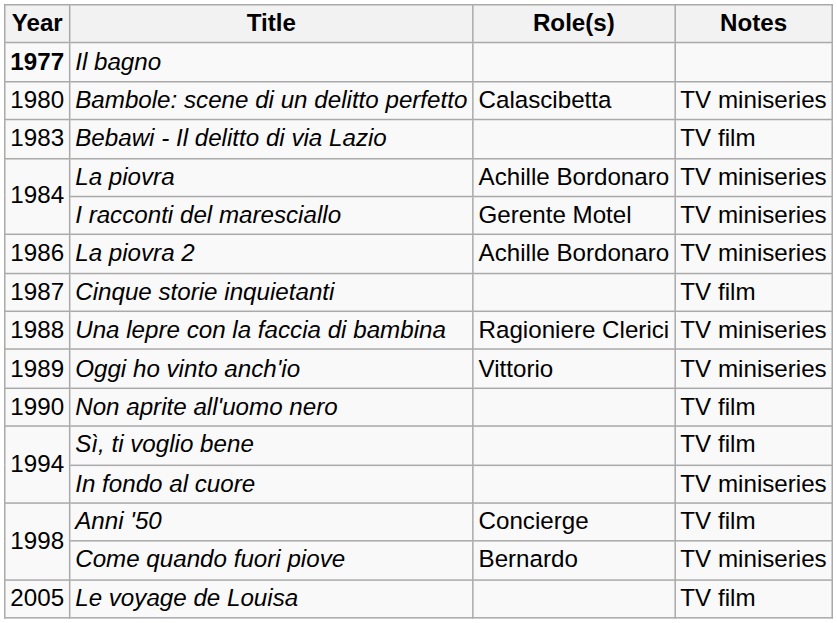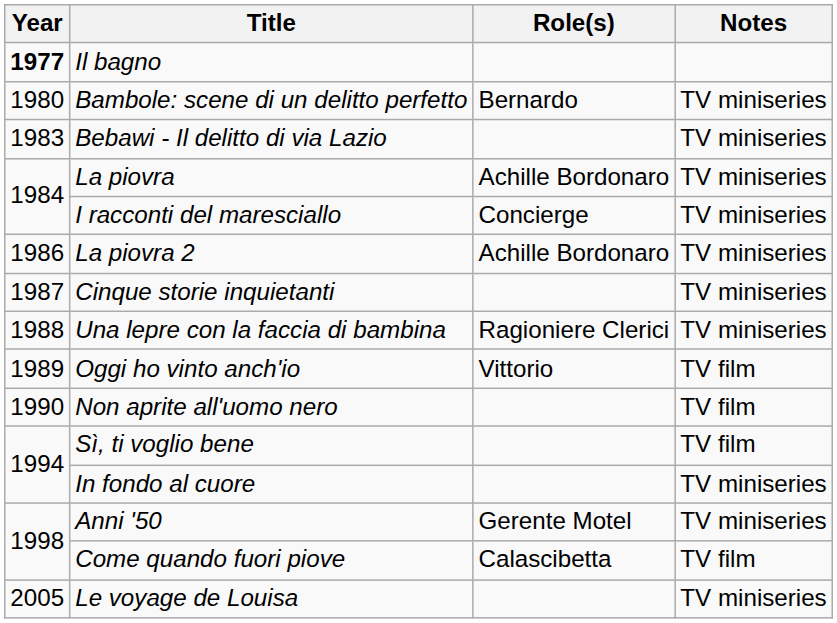(545, 100) Calascibetta -> (528, 100) Bernardo
(718, 138) TV film -> (754, 138) TV miniseries
(555, 215) Gerente Motel -> (534, 215) Concierge
(718, 291) TV film -> (754, 291) TV miniseries
(754, 368) TV miniseries -> (718, 368) TV film
(534, 521) Concierge -> (555, 521) Gerente Motel
(718, 521) TV film -> (754, 521) TV miniseries
(528, 560) Bernardo -> (545, 560) Calascibetta
(754, 560) TV miniseries -> (718, 560) TV film
(718, 598) TV film -> (754, 598) TV miniseries
